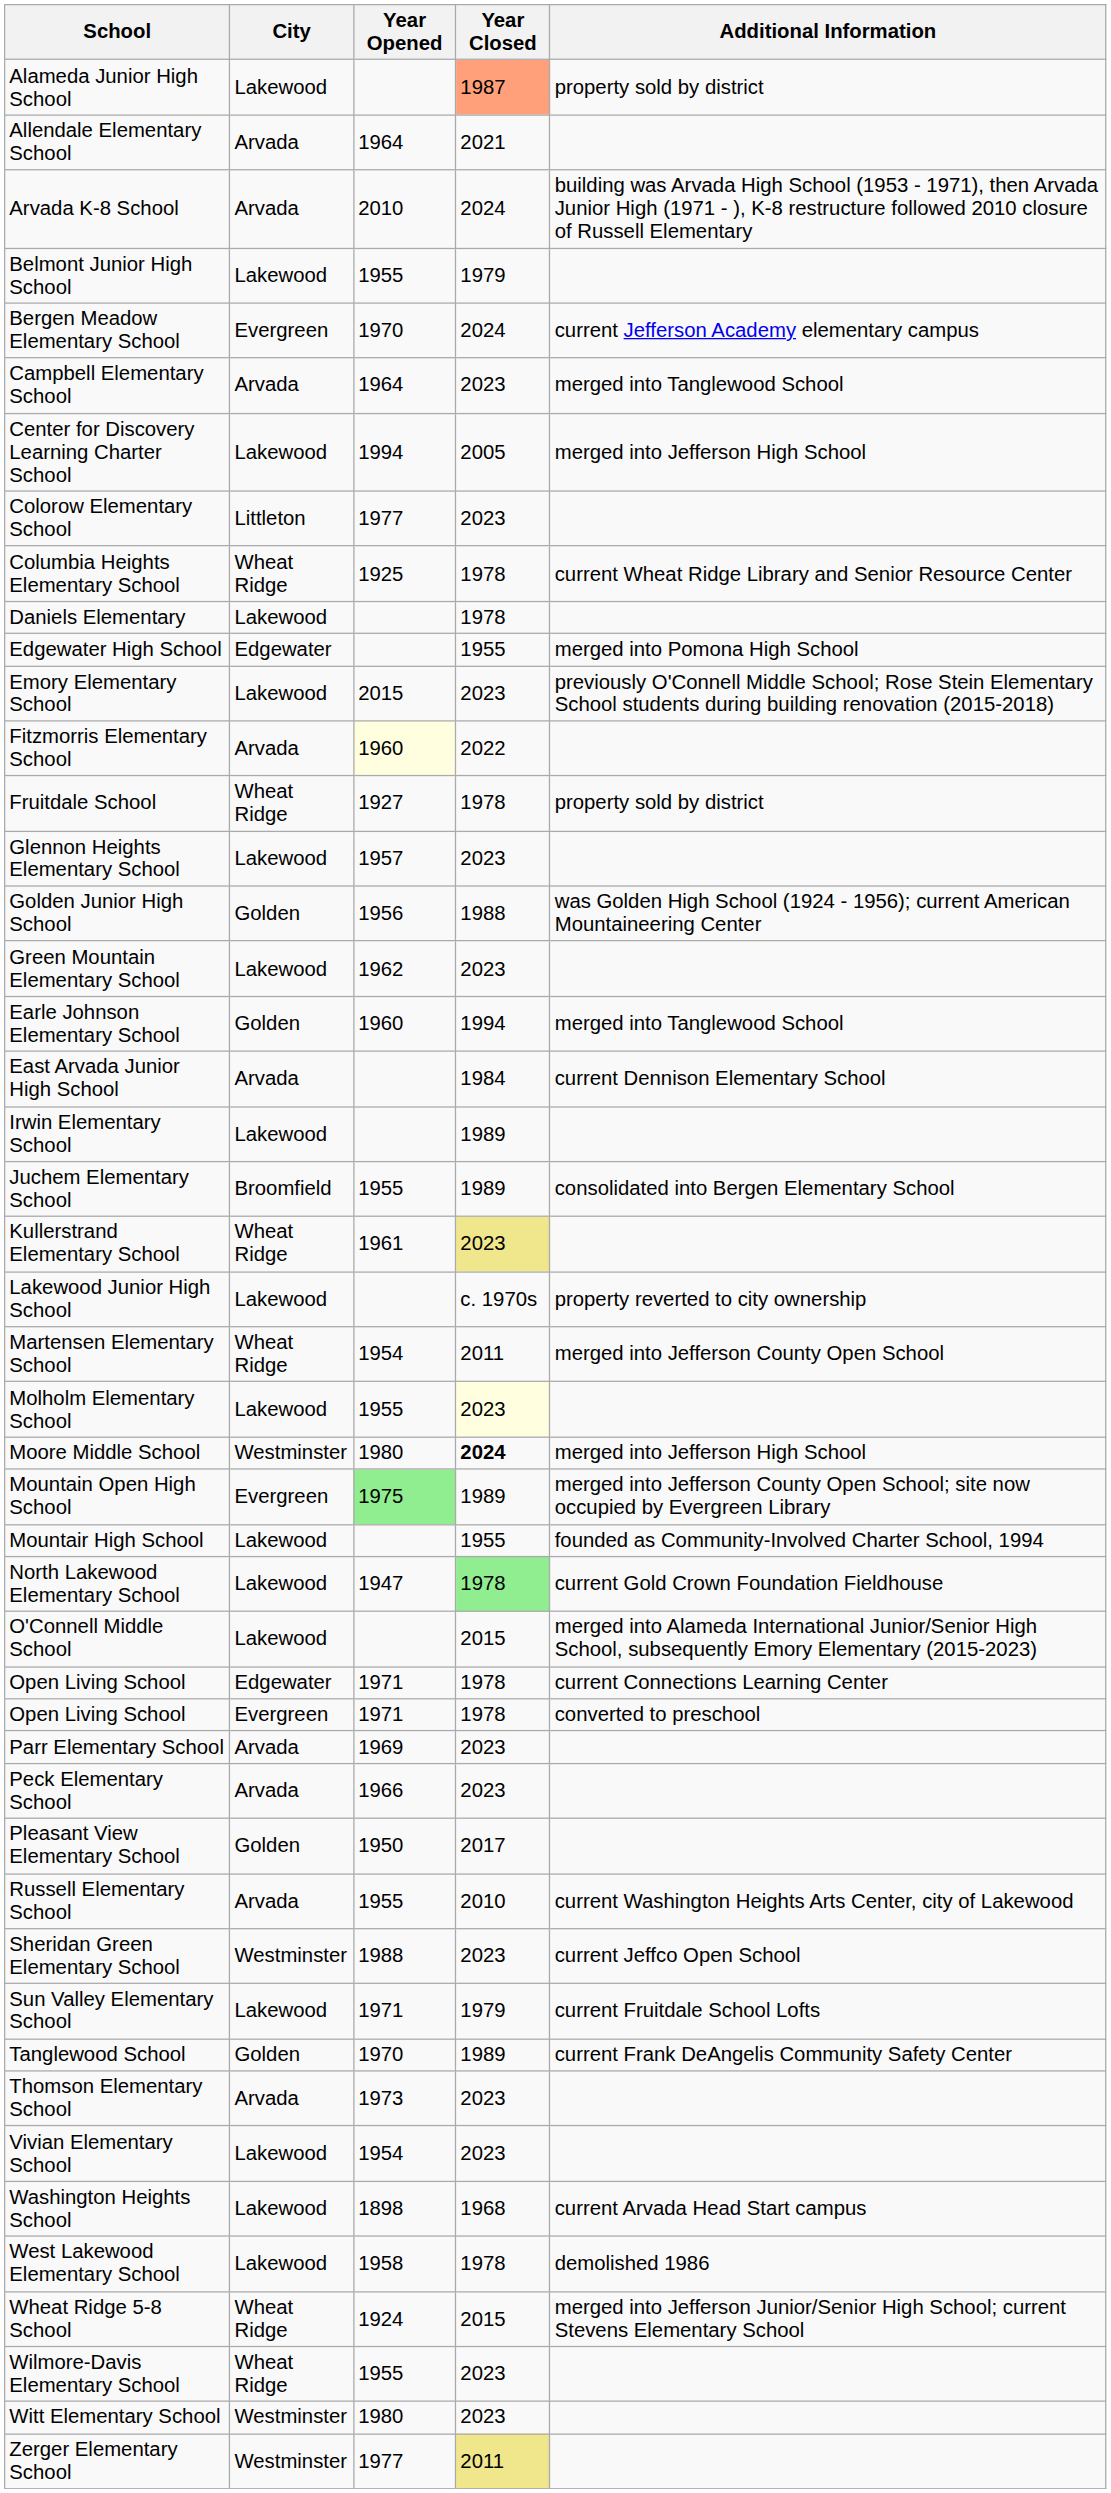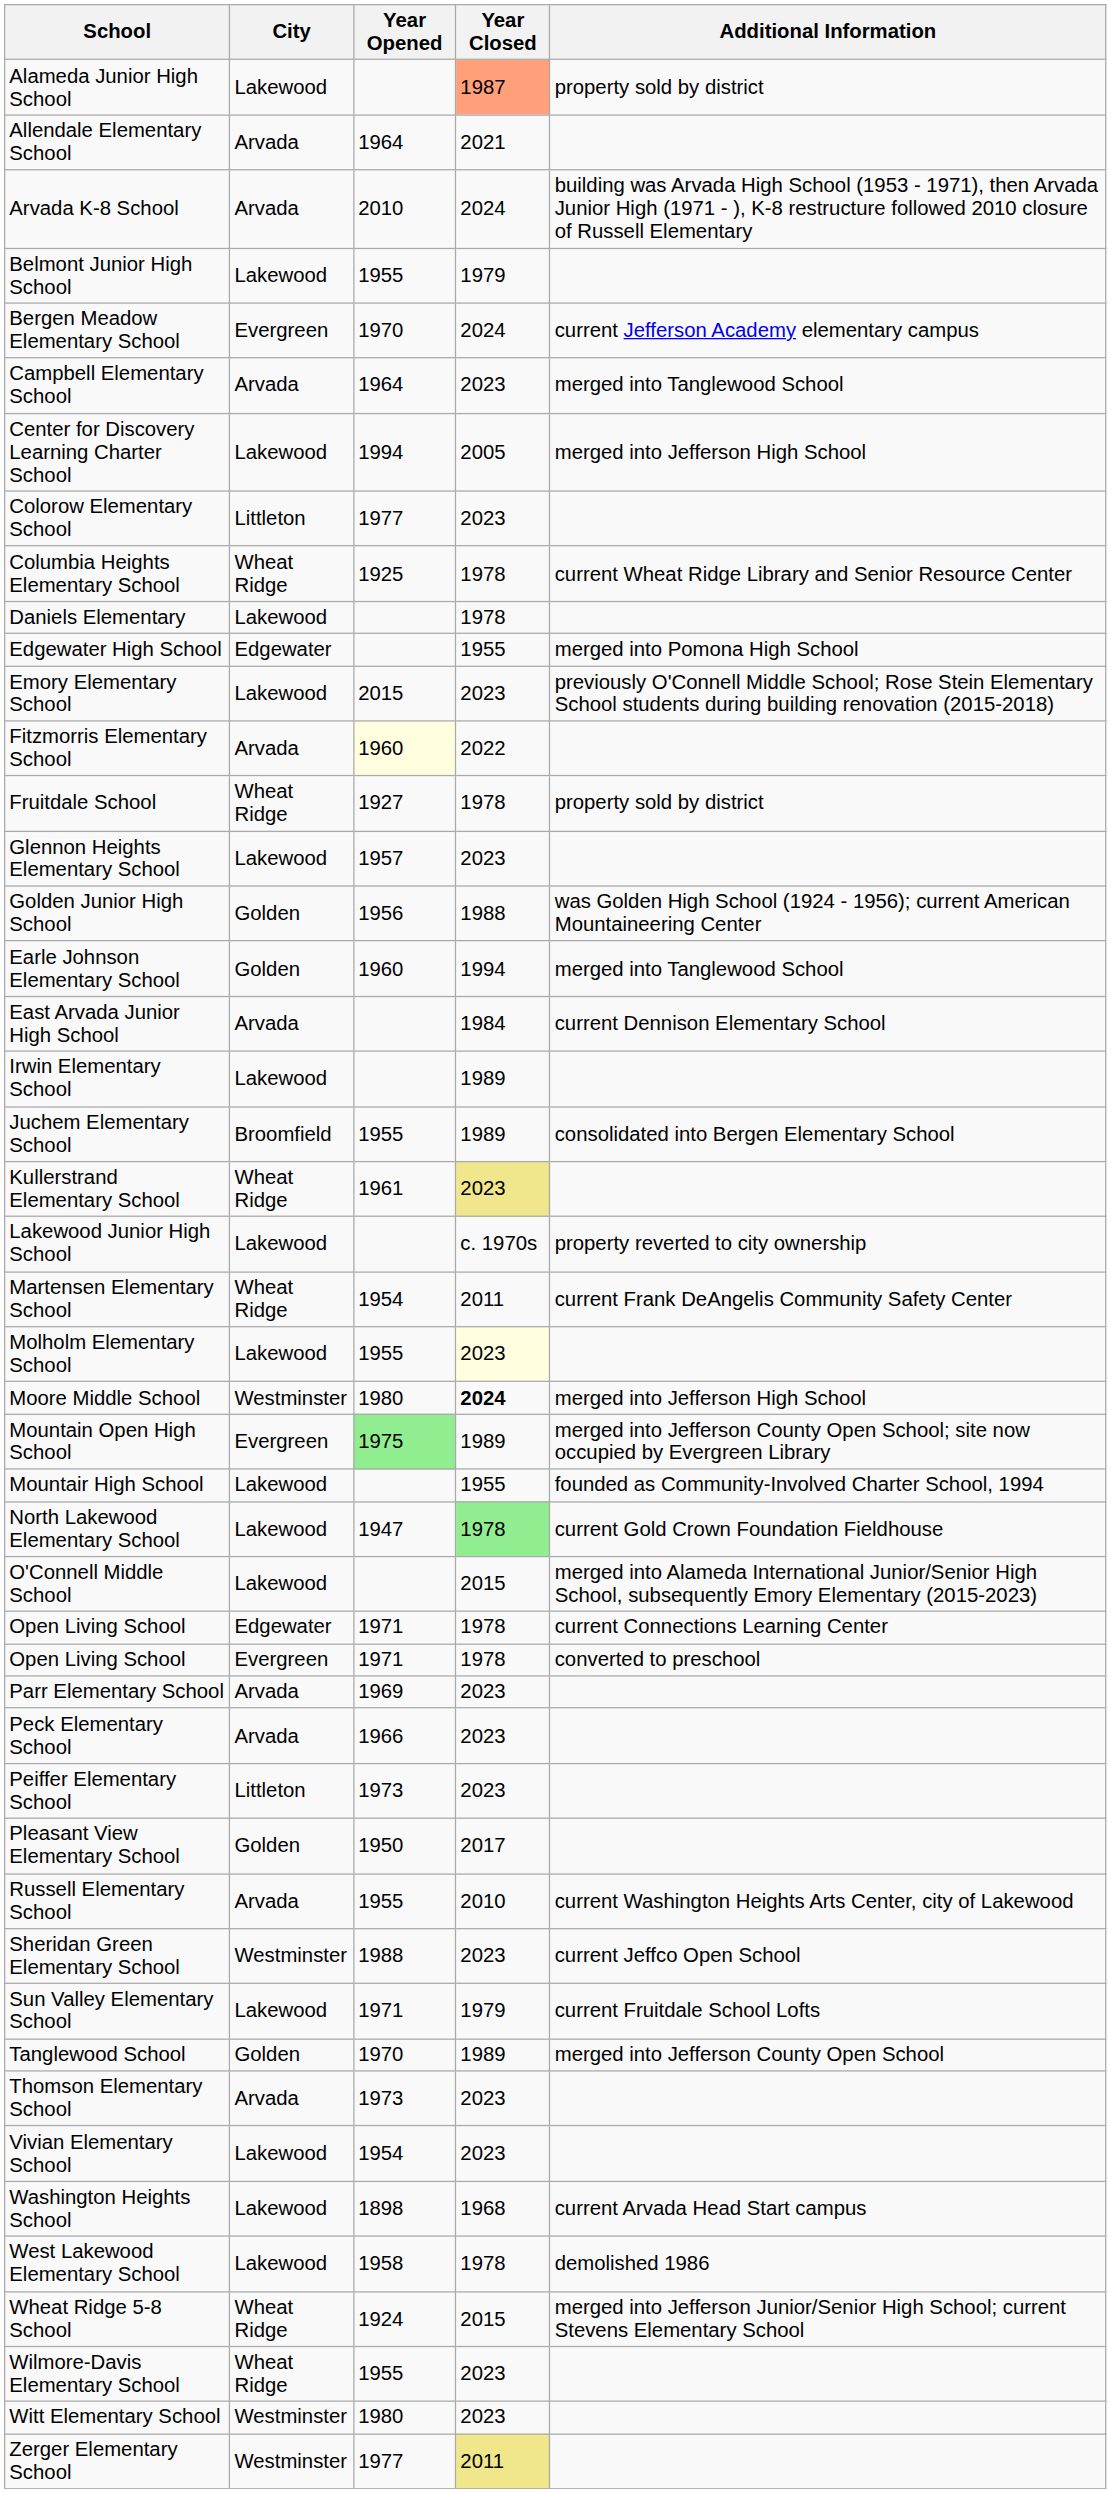- row: (95, 968)
(749, 1354) merged into Jefferson County Open School -> (783, 1299) current Frank DeAngelis Community Safety Center
+ row: (93, 1790)
(783, 2054) current Frank DeAngelis Community Safety Center -> (749, 2054) merged into Jefferson County Open School
